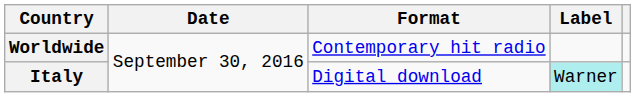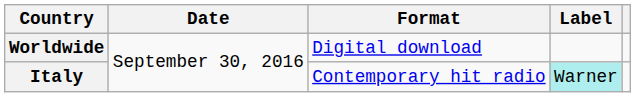(429, 48) Contemporary hit radio -> (397, 48) Digital download
(397, 77) Digital download -> (429, 77) Contemporary hit radio
